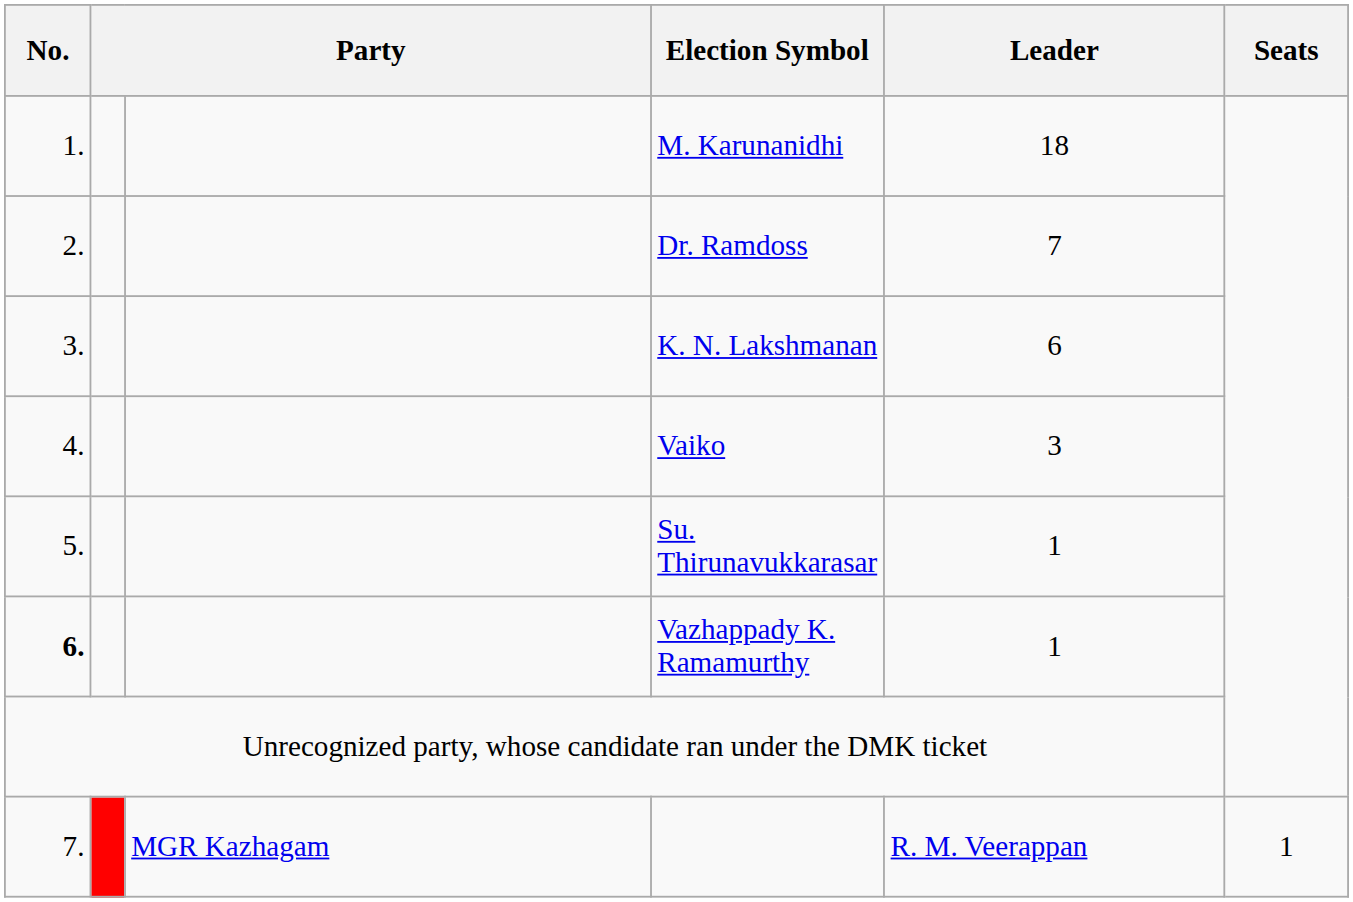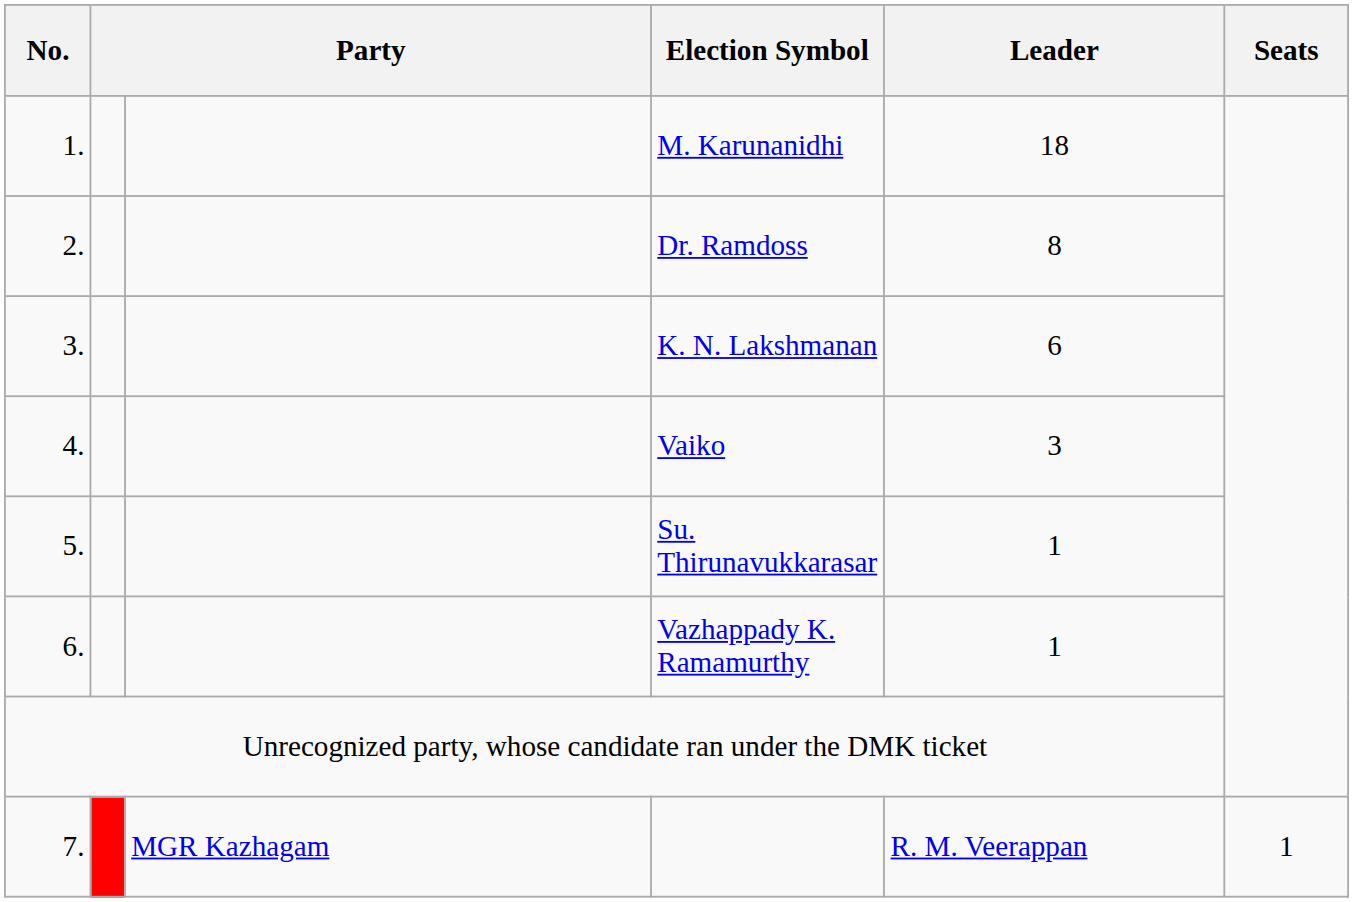(1054, 245) 7 -> (1054, 245) 8
(74, 646) bold -> (74, 646) normal
